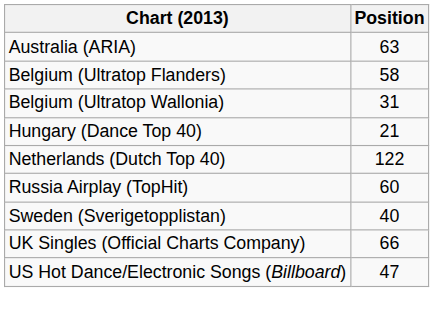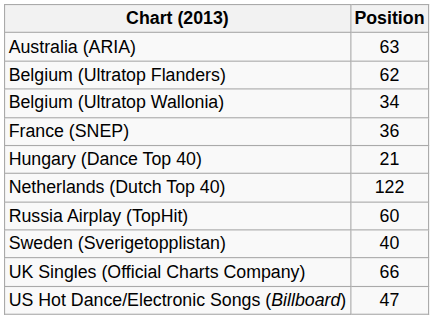(389, 74) 58 -> (389, 74) 62
(389, 103) 31 -> (389, 103) 34
+ row: (69, 131)
